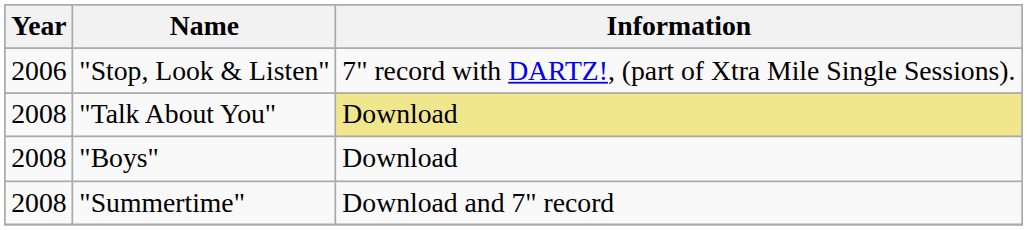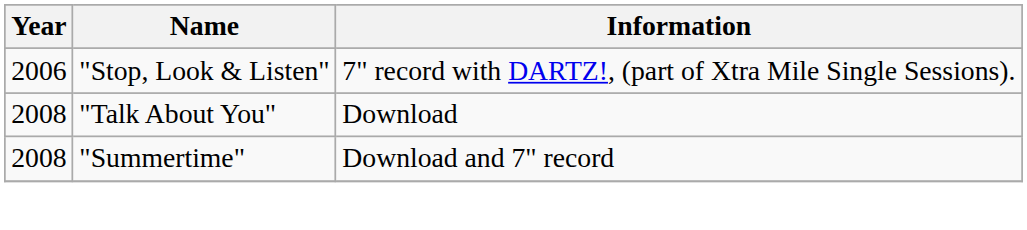(400, 114) khaki background -> (400, 114) no background
- row: (119, 158)
